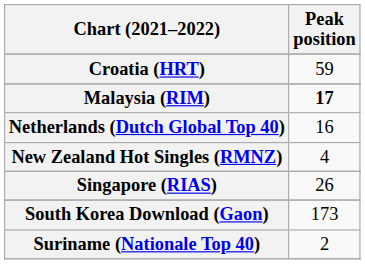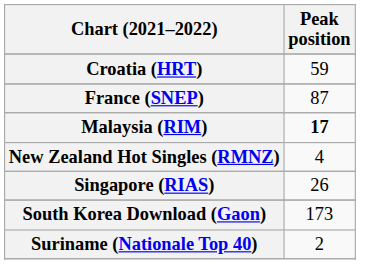+ row: (144, 98)
- row: (147, 127)
